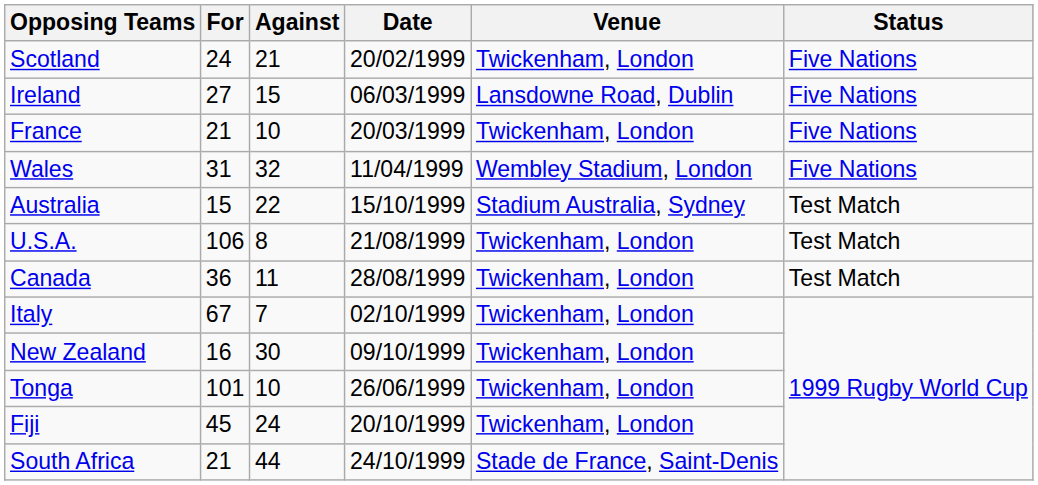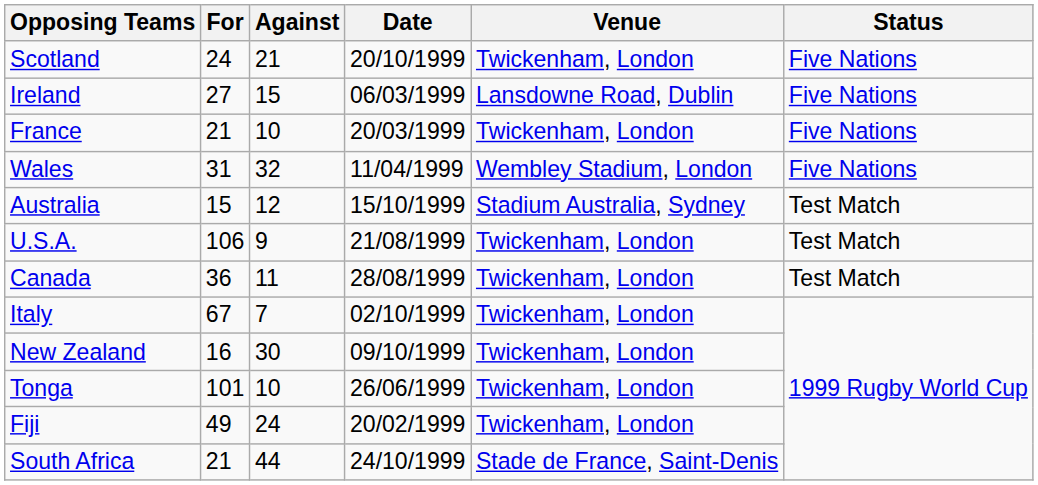(408, 59) 20/02/1999 -> (408, 59) 20/10/1999
(268, 205) 22 -> (268, 205) 12
(261, 242) 8 -> (261, 242) 9
(219, 424) 45 -> (219, 424) 49
(408, 424) 20/10/1999 -> (408, 424) 20/02/1999
